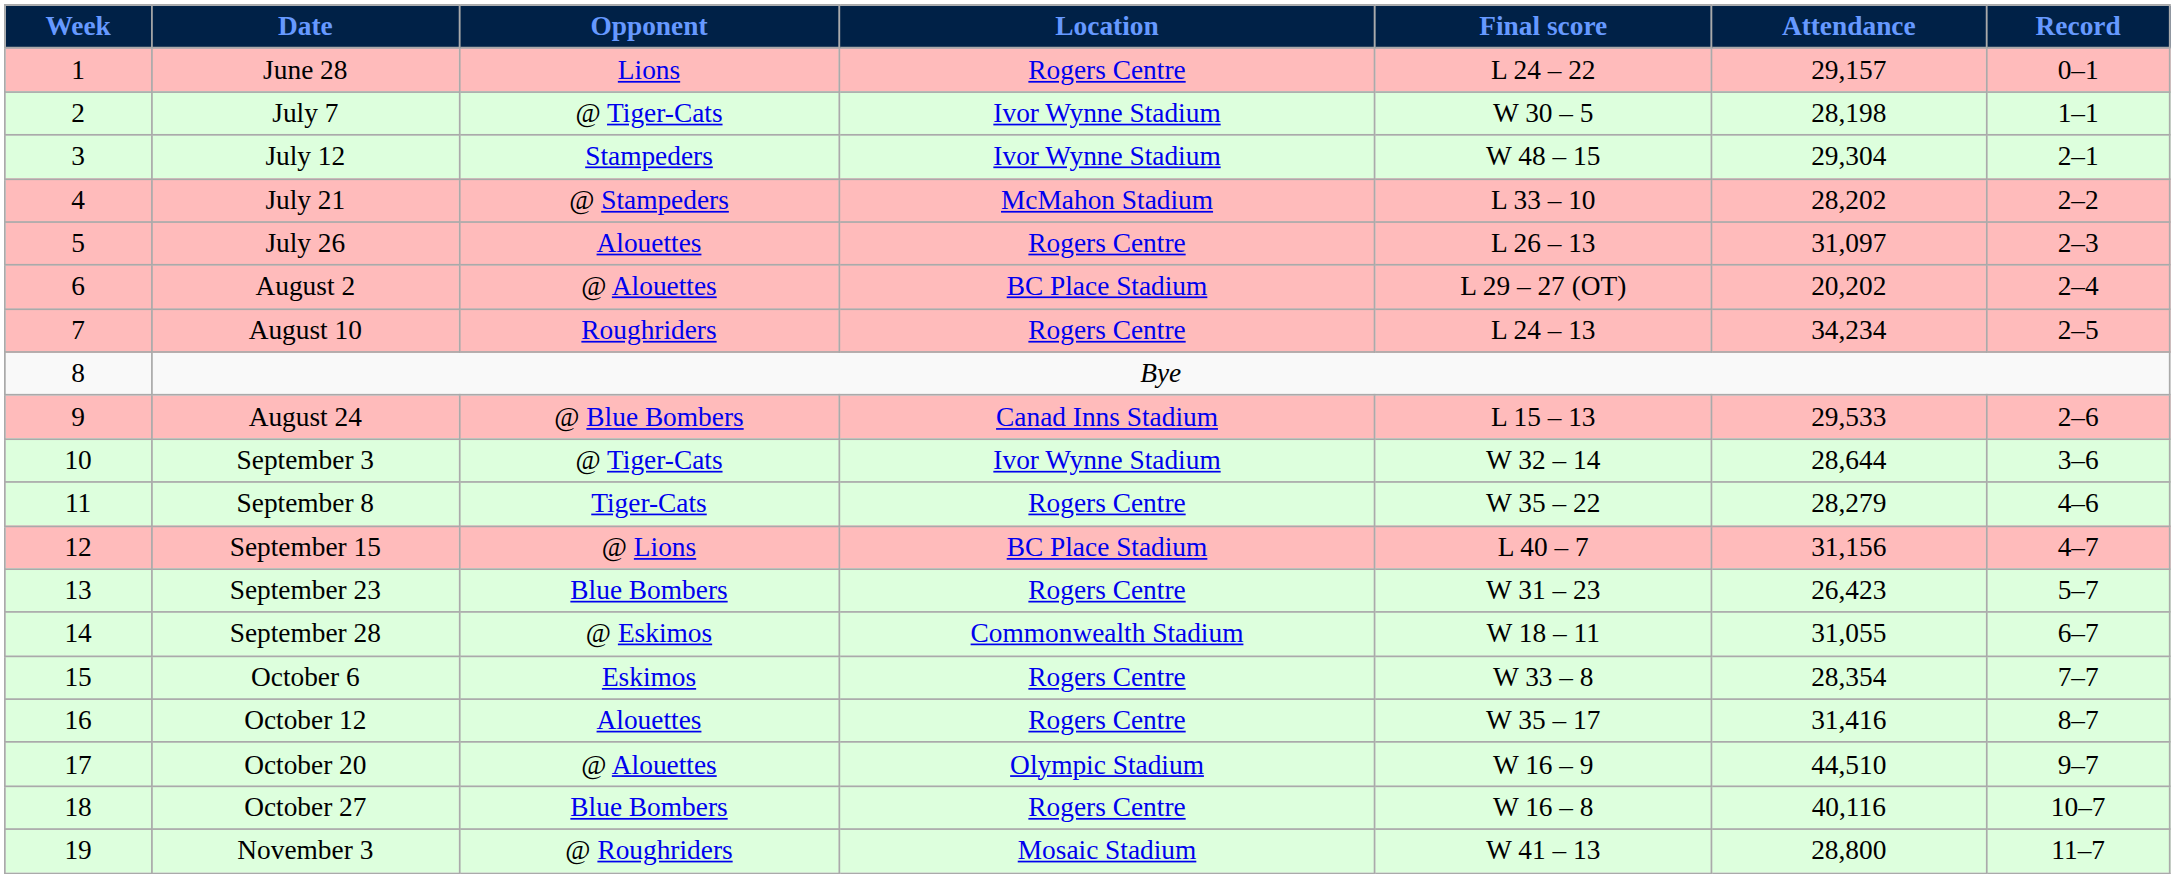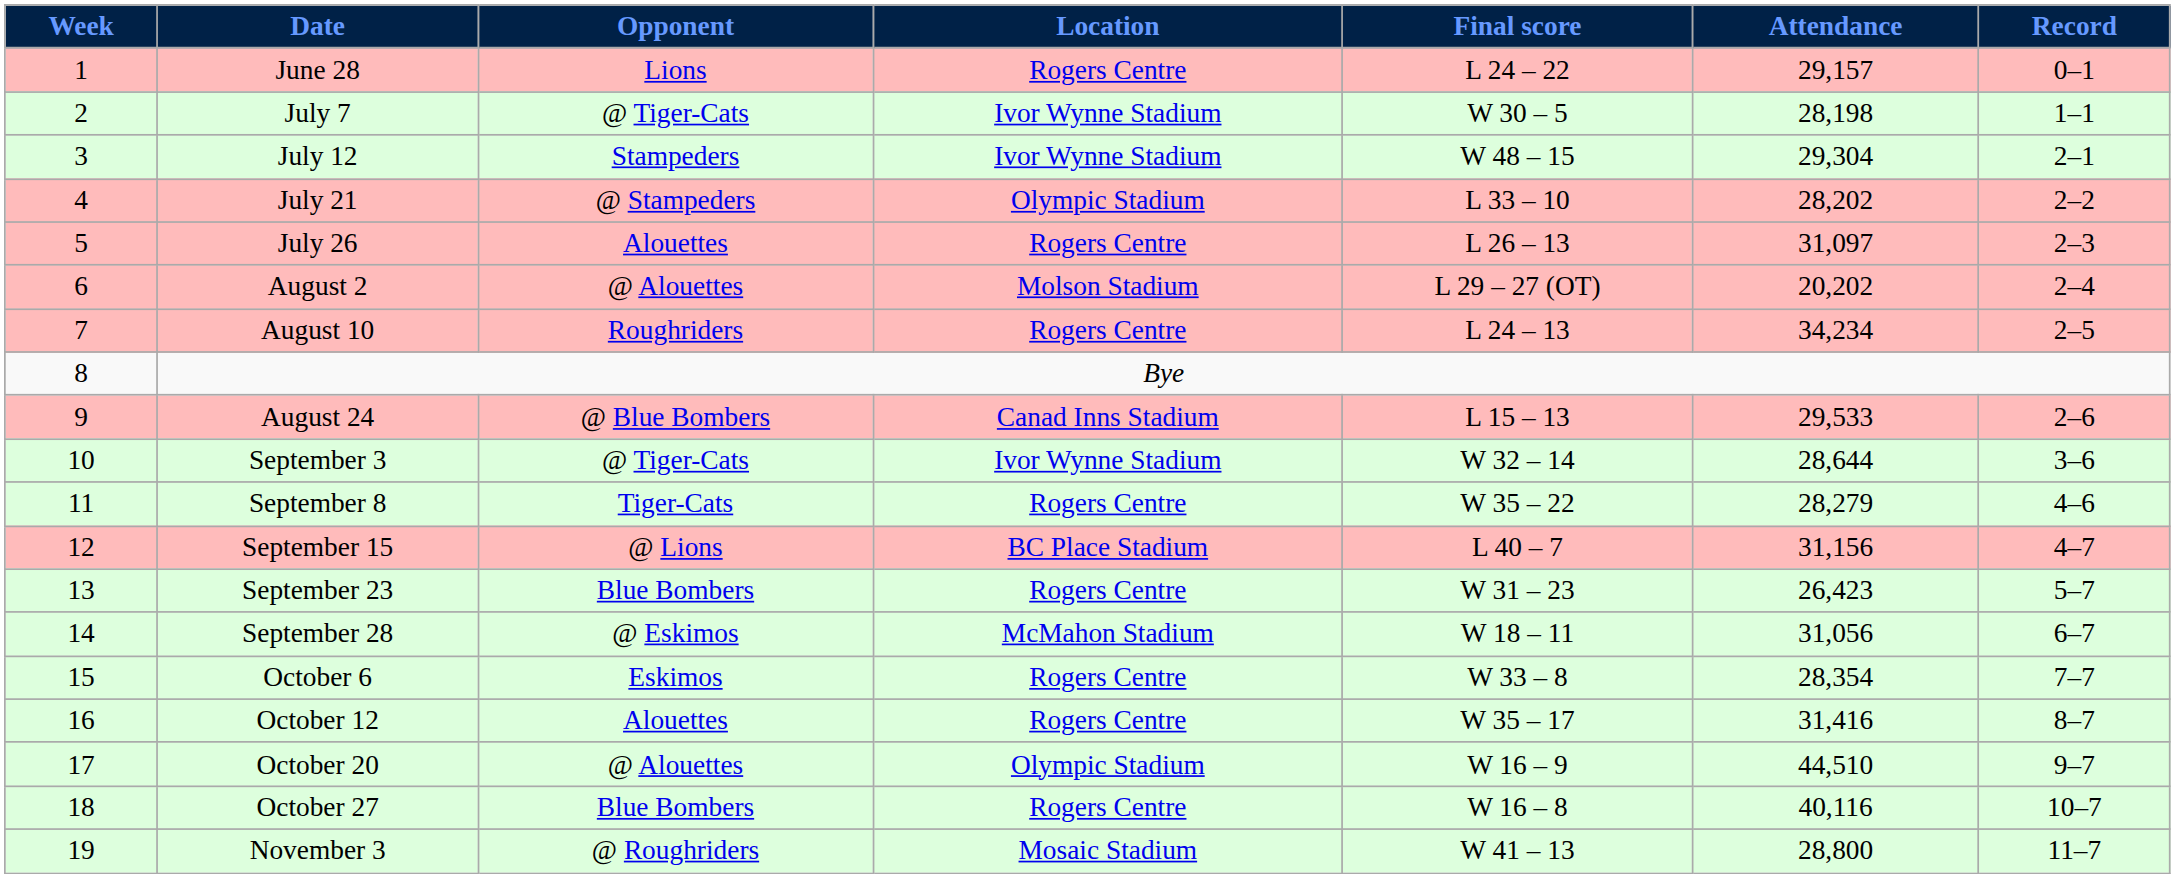(1107, 199) McMahon Stadium -> (1108, 199) Olympic Stadium
(1107, 286) BC Place Stadium -> (1108, 286) Molson Stadium
(1107, 633) Commonwealth Stadium -> (1108, 633) McMahon Stadium
(1849, 633) 31,055 -> (1836, 633) 31,056
